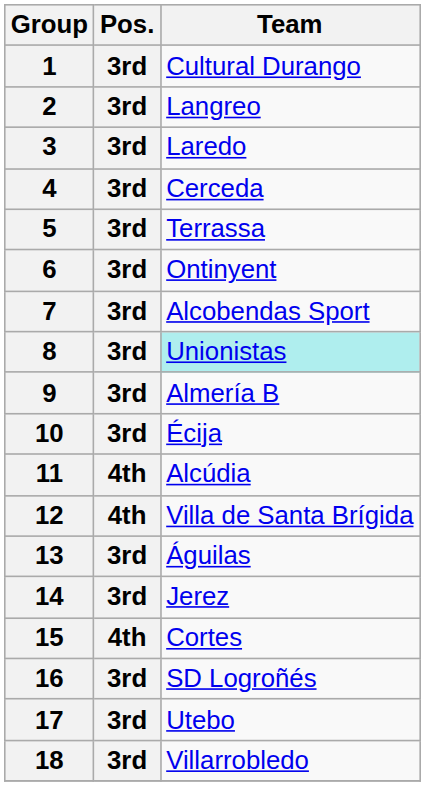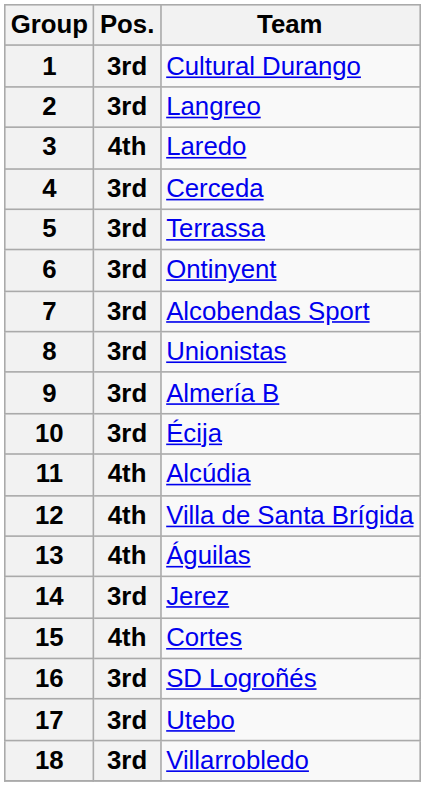(127, 147) 3rd -> (127, 147) 4th
(226, 351) paleturquoise background -> (226, 351) no background
(127, 556) 3rd -> (127, 556) 4th
